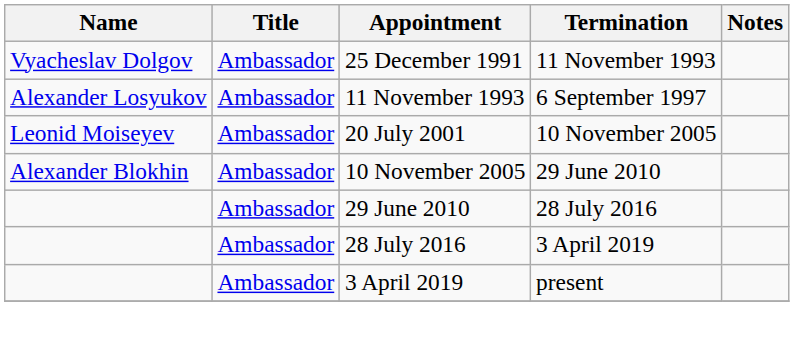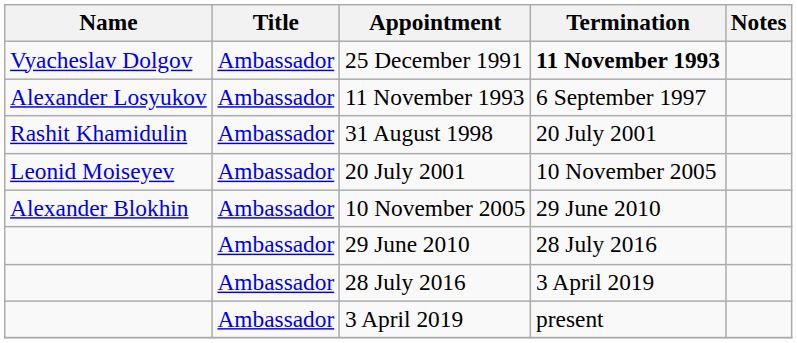(626, 60) normal -> (628, 60) bold
+ row: (419, 134)
